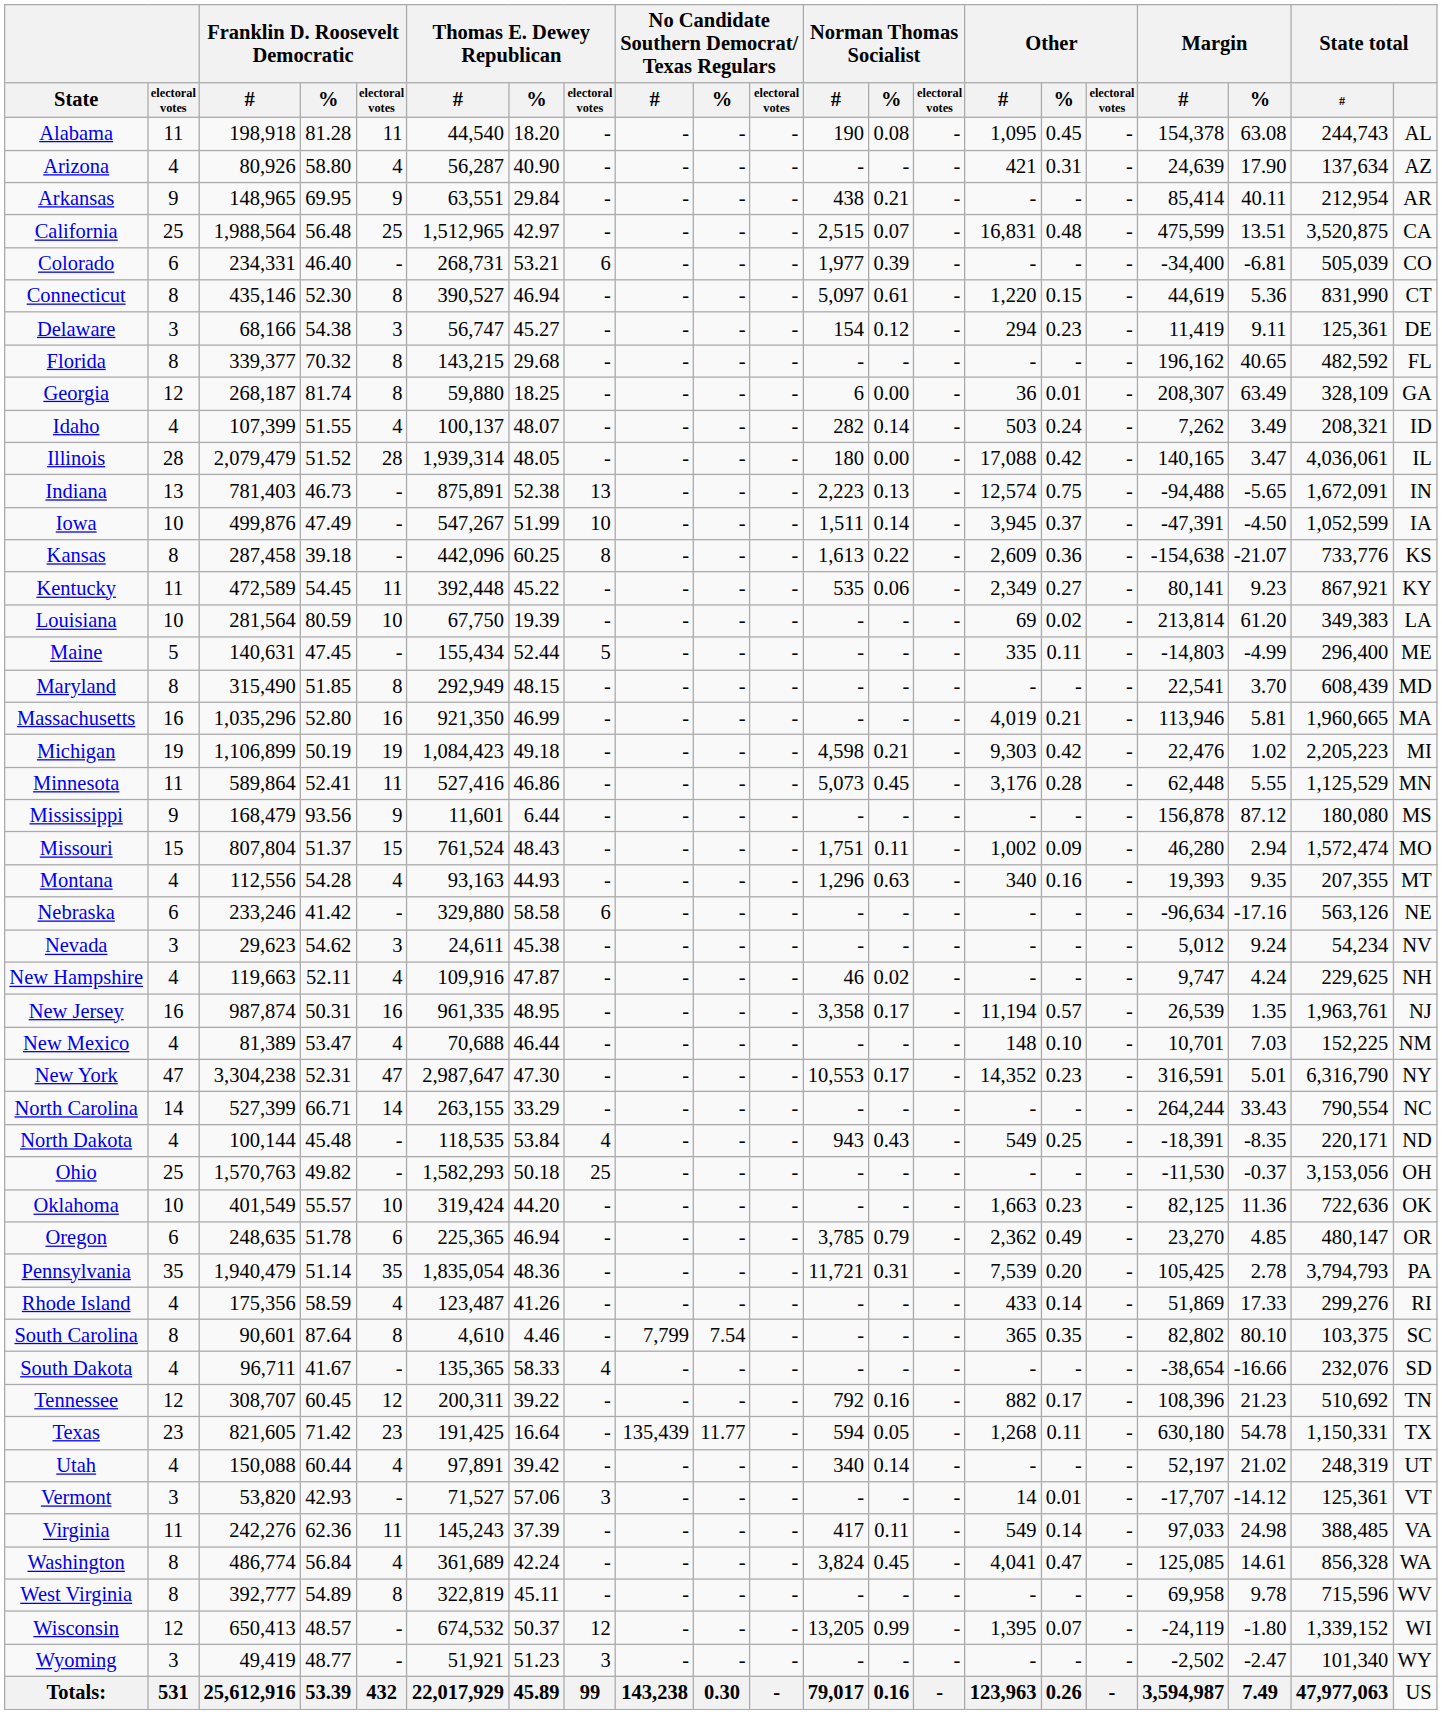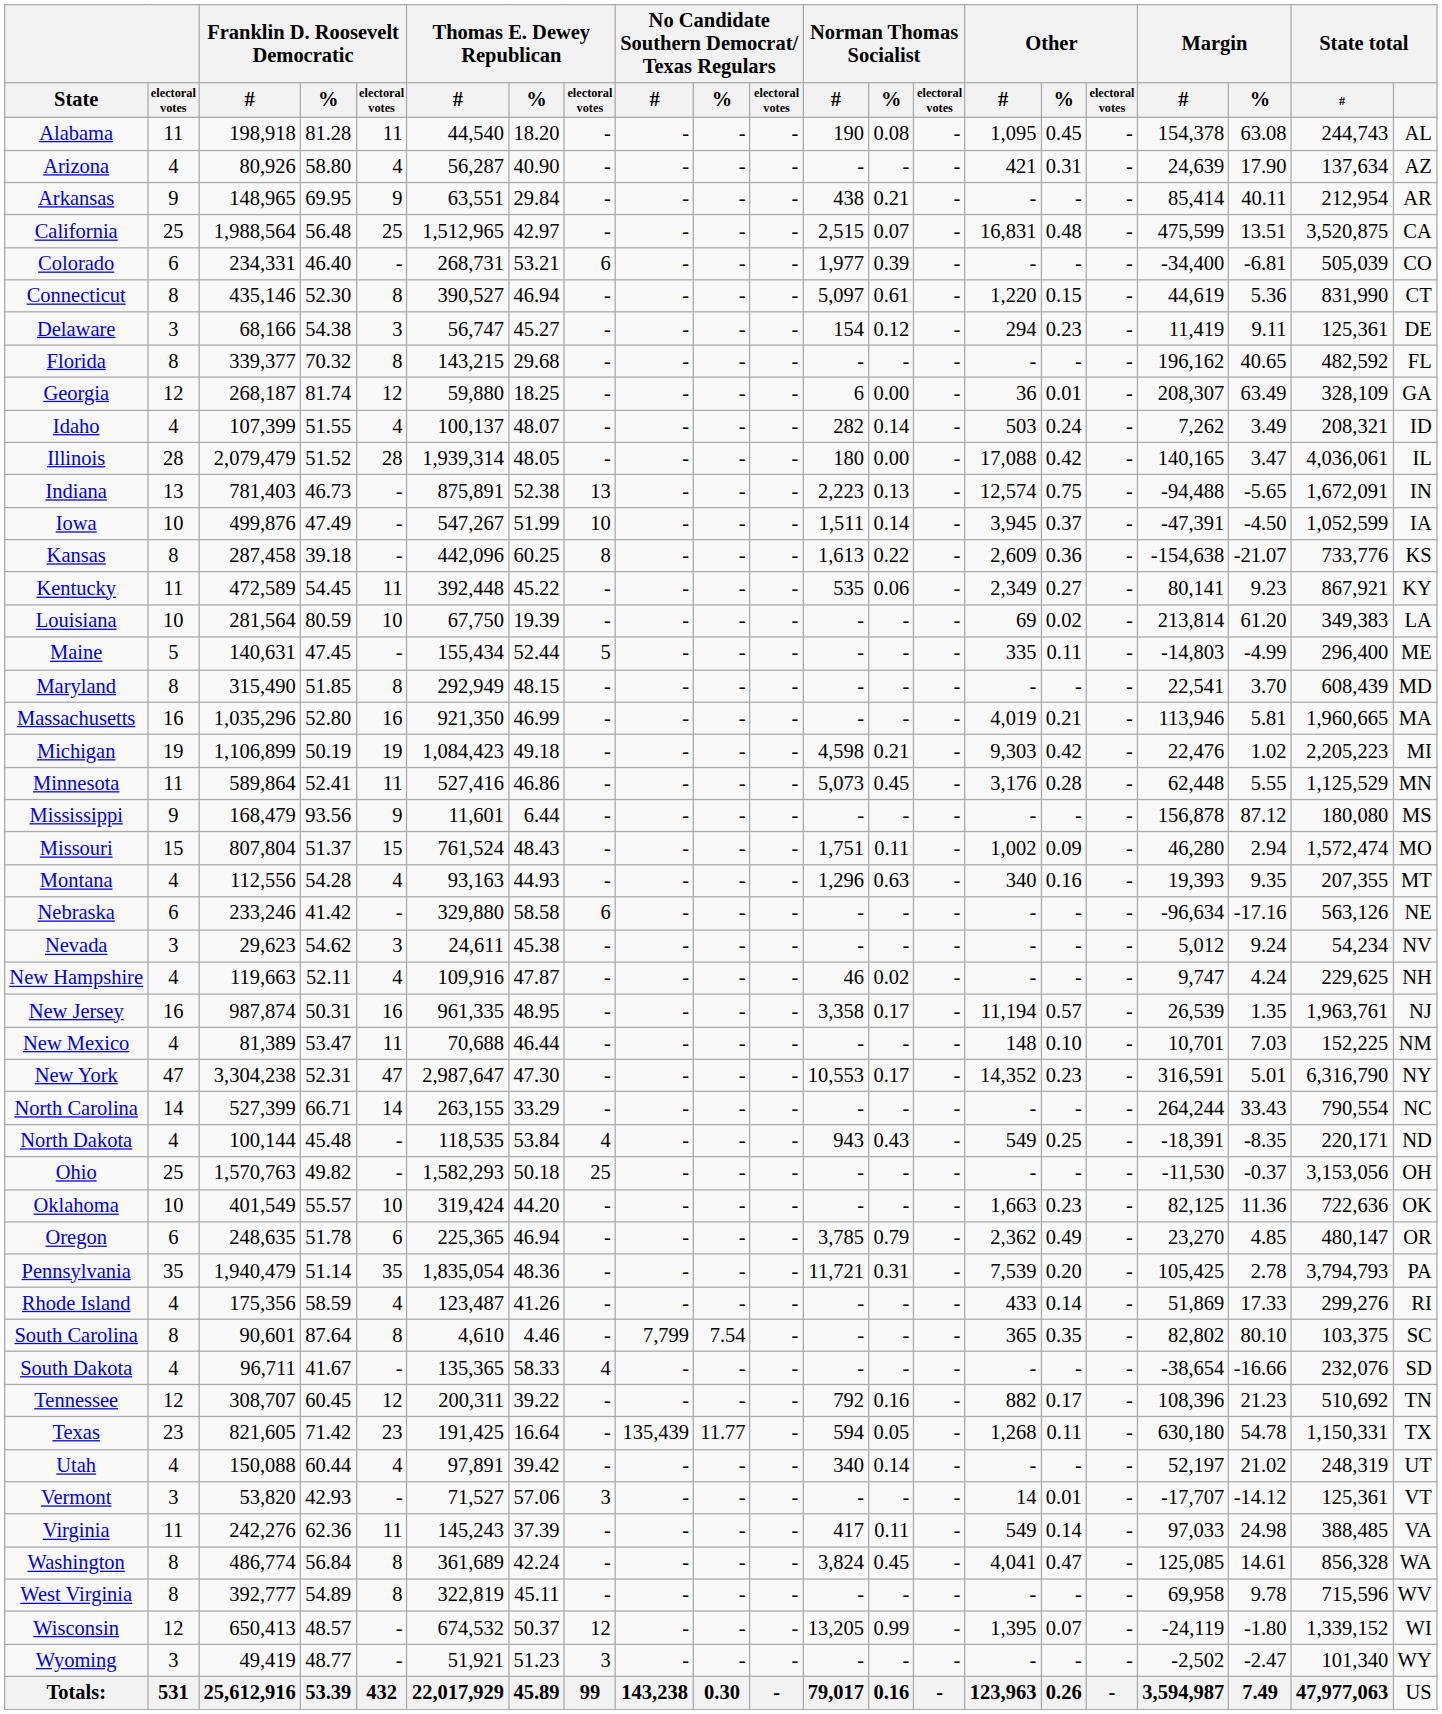(397, 393) 8 -> (392, 393) 12
(397, 1043) 4 -> (393, 1043) 11
(397, 1562) 4 -> (397, 1562) 8
